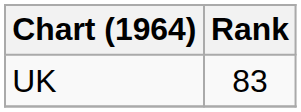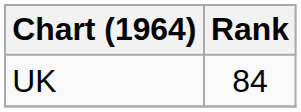(250, 80) 83 -> (250, 80) 84
